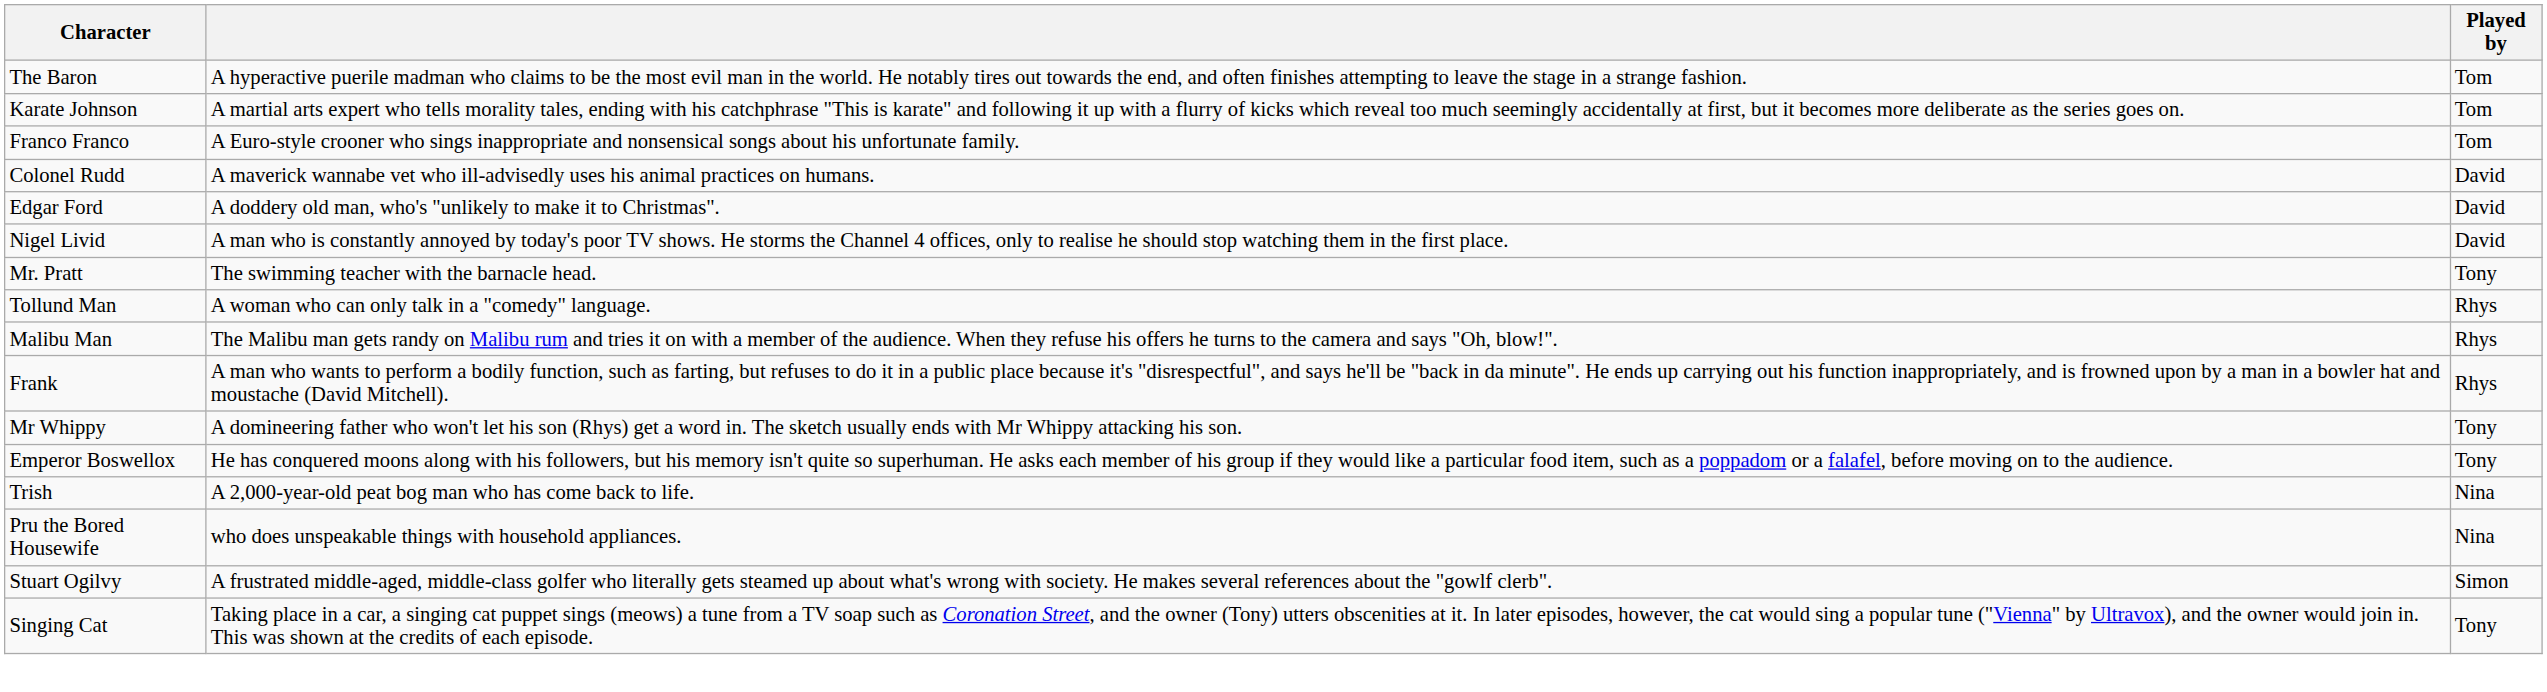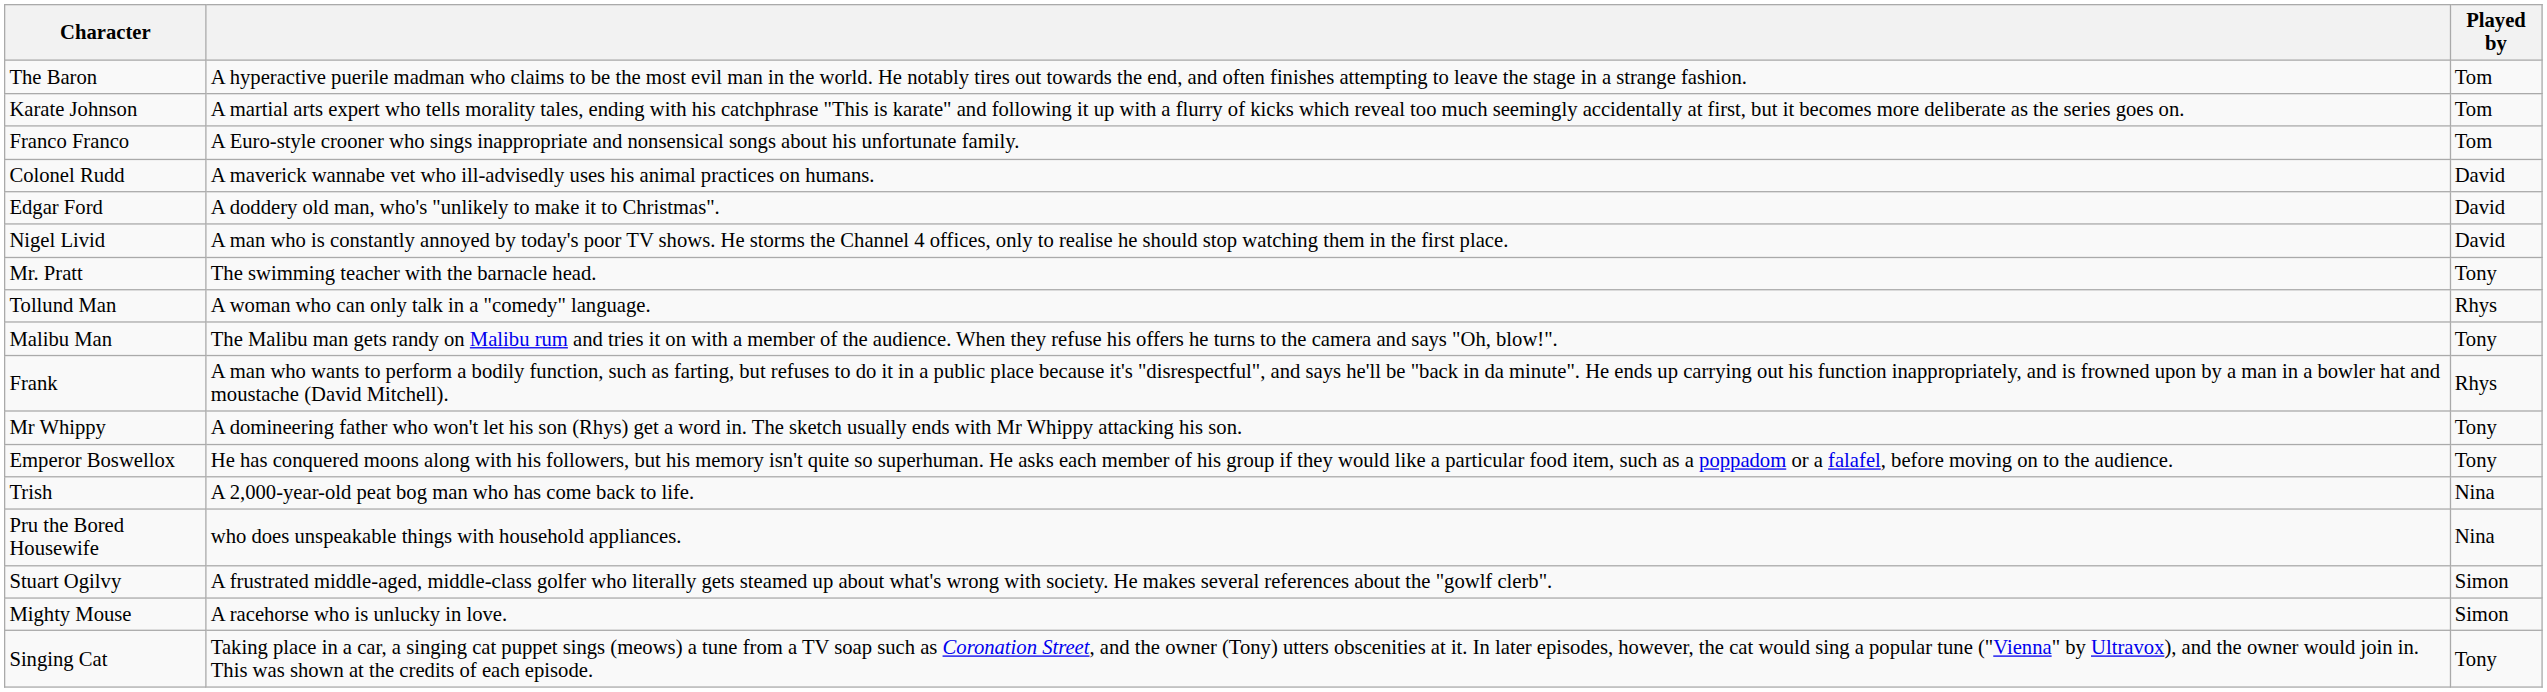(2476, 338) Rhys -> (2476, 338) Tony
+ row: (70, 614)
